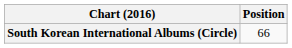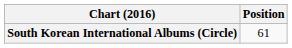(264, 33) 66 -> (264, 33) 61
